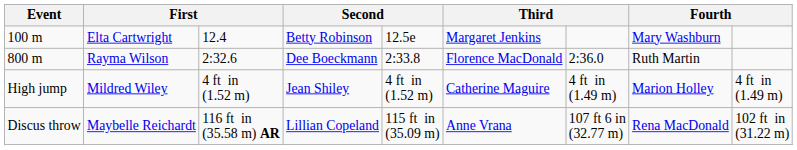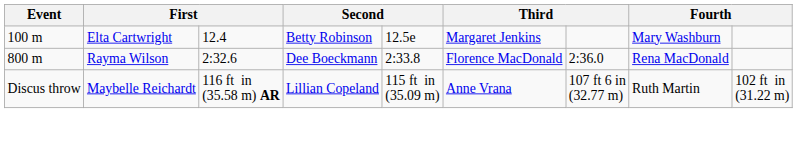(666, 59) Ruth Martin -> (680, 59) Rena MacDonald
- row: (37, 88)
(680, 125) Rena MacDonald -> (666, 88) Ruth Martin
